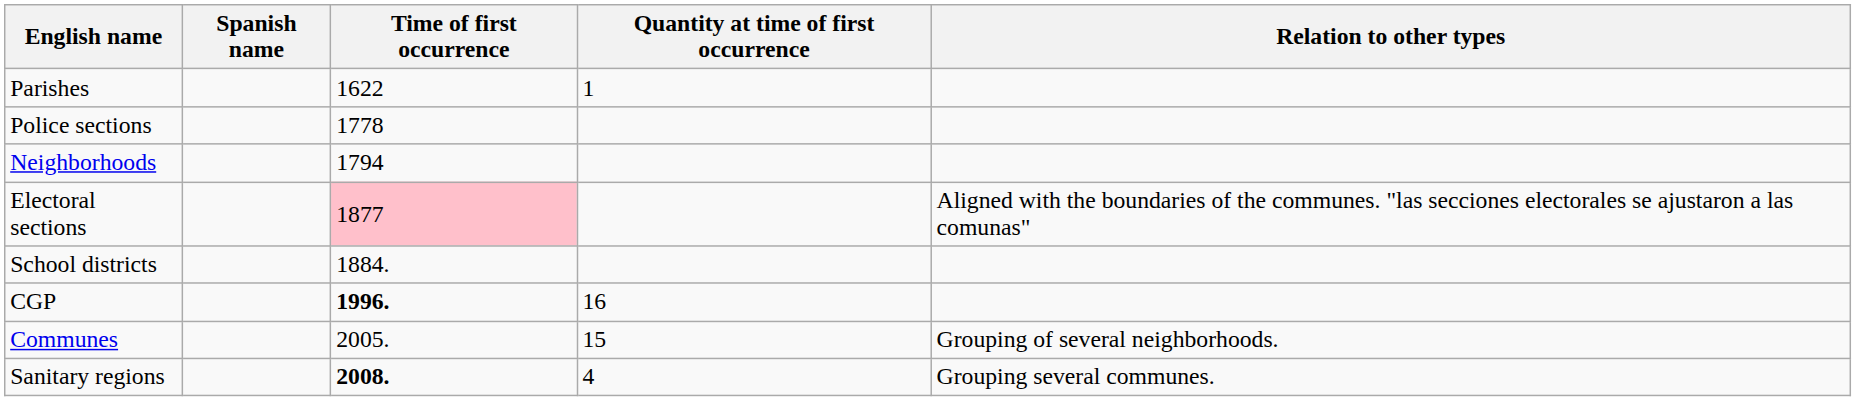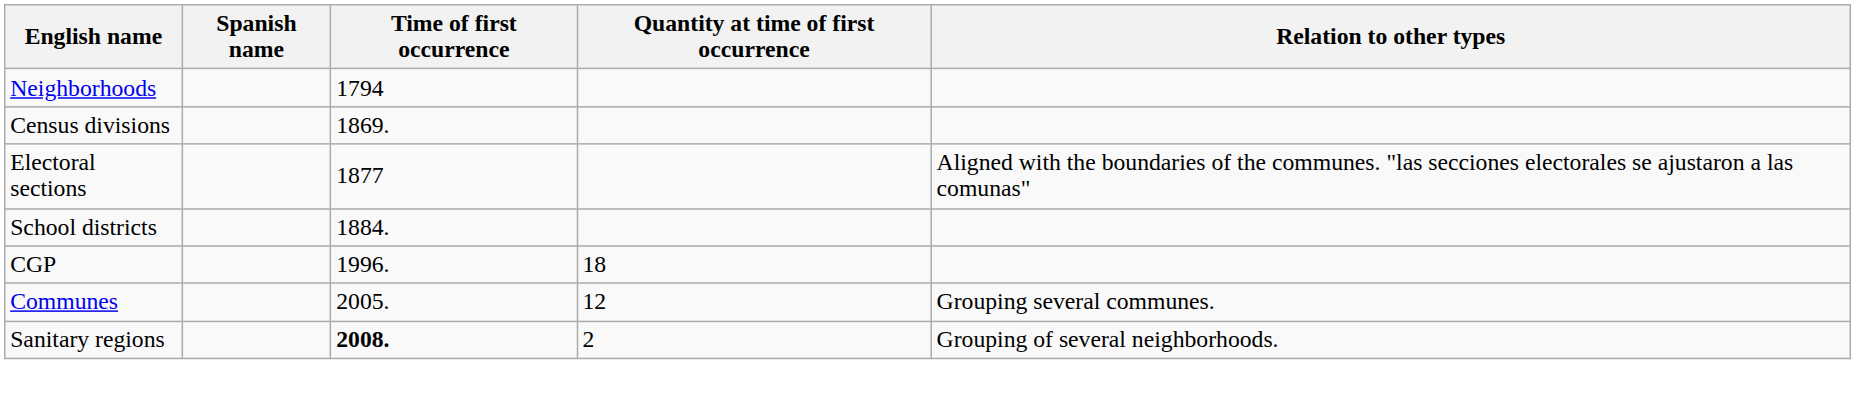- row: (50, 87)
- row: (81, 125)
+ row: (90, 125)
(360, 213) pink background -> (360, 175) no background
(363, 301) bold -> (363, 264) normal
(594, 301) 16 -> (594, 264) 18
(594, 339) 15 -> (594, 301) 12
(1108, 339) Grouping of several neighborhoods. -> (1076, 301) Grouping several communes.
(588, 376) 4 -> (588, 339) 2
(1076, 376) Grouping several communes. -> (1108, 339) Grouping of several neighborhoods.
